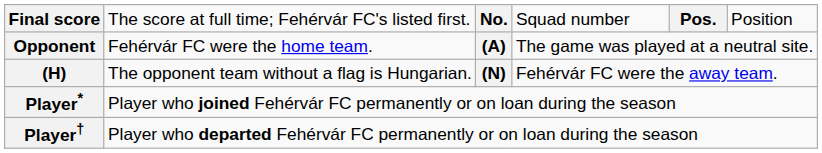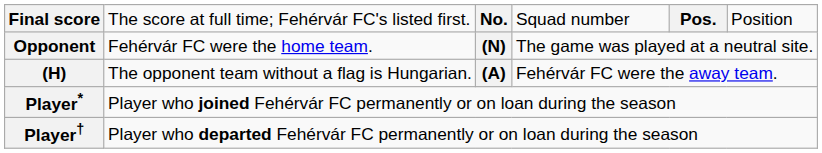(494, 46) (A) -> (494, 46) (N)
(494, 73) (N) -> (494, 73) (A)
